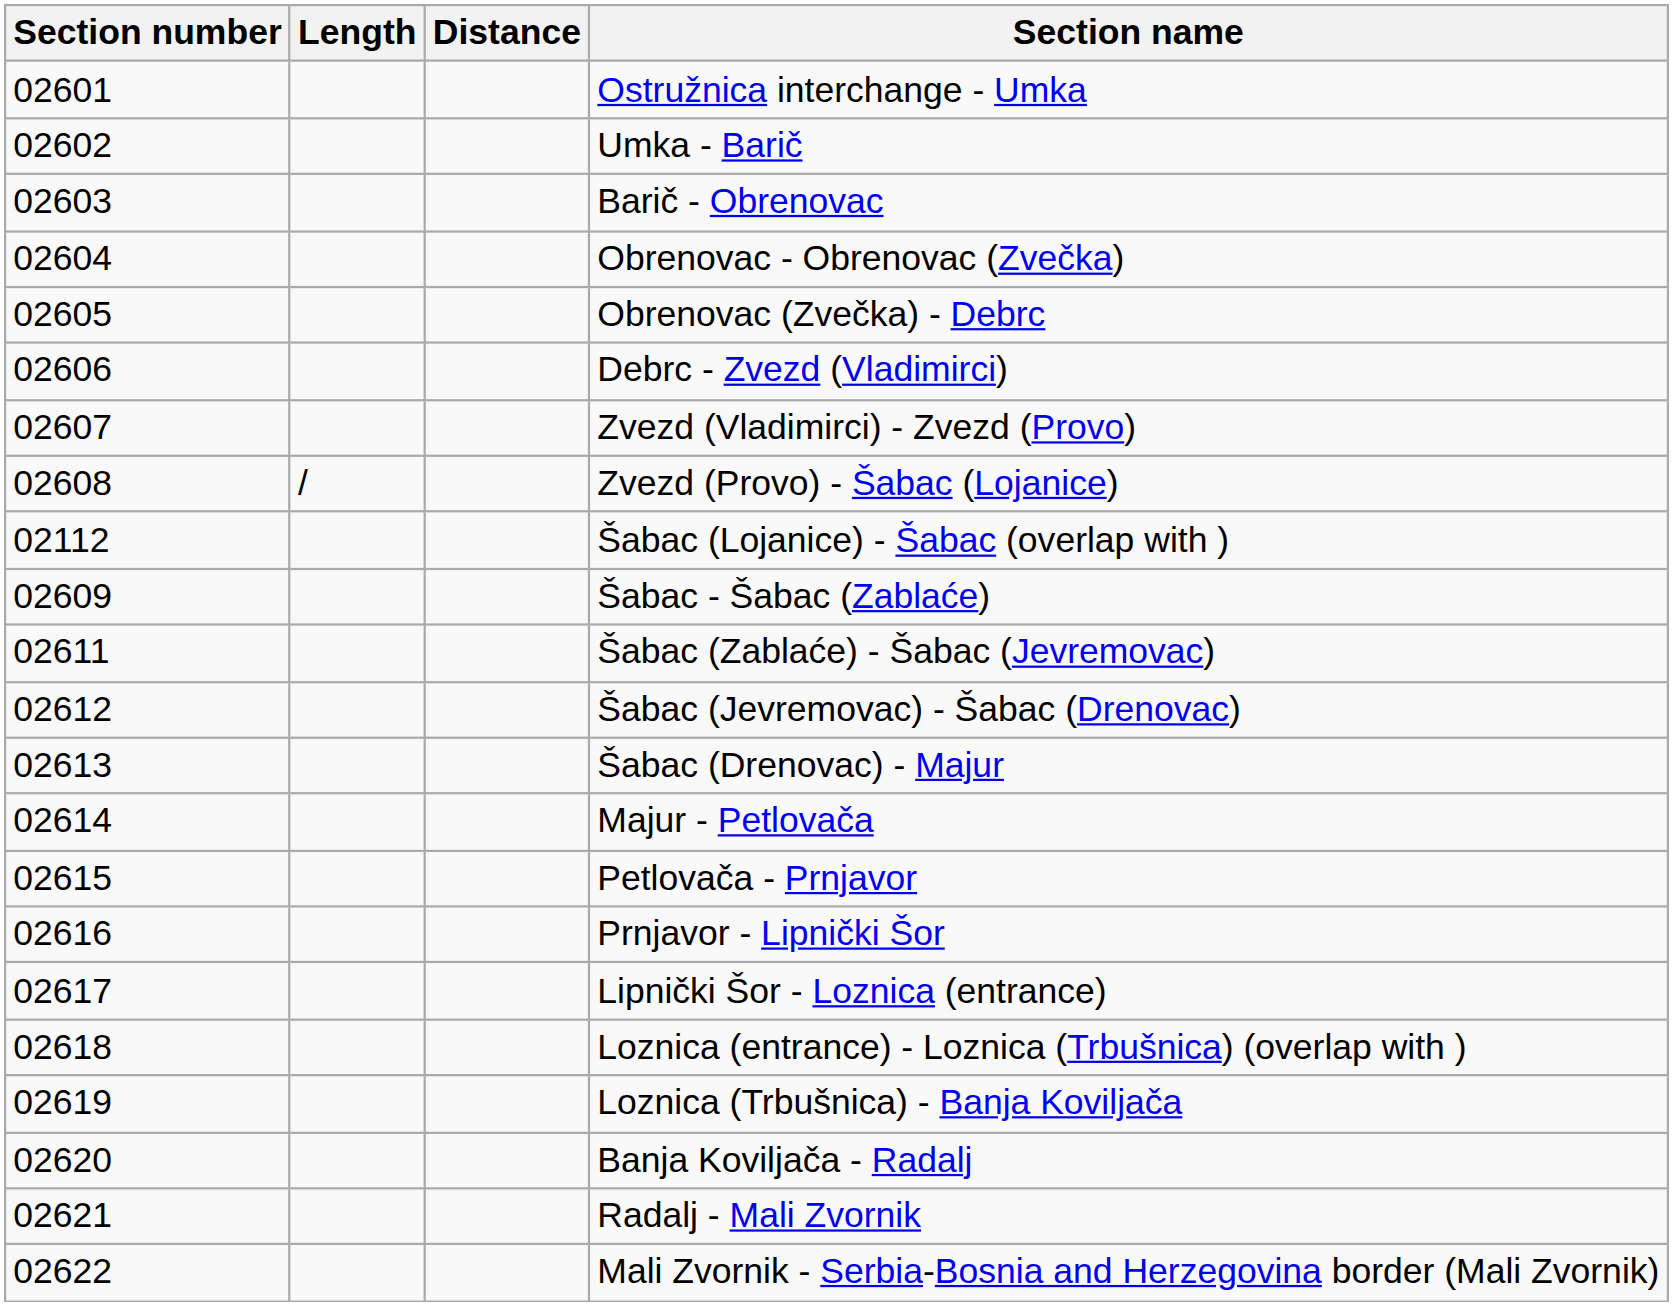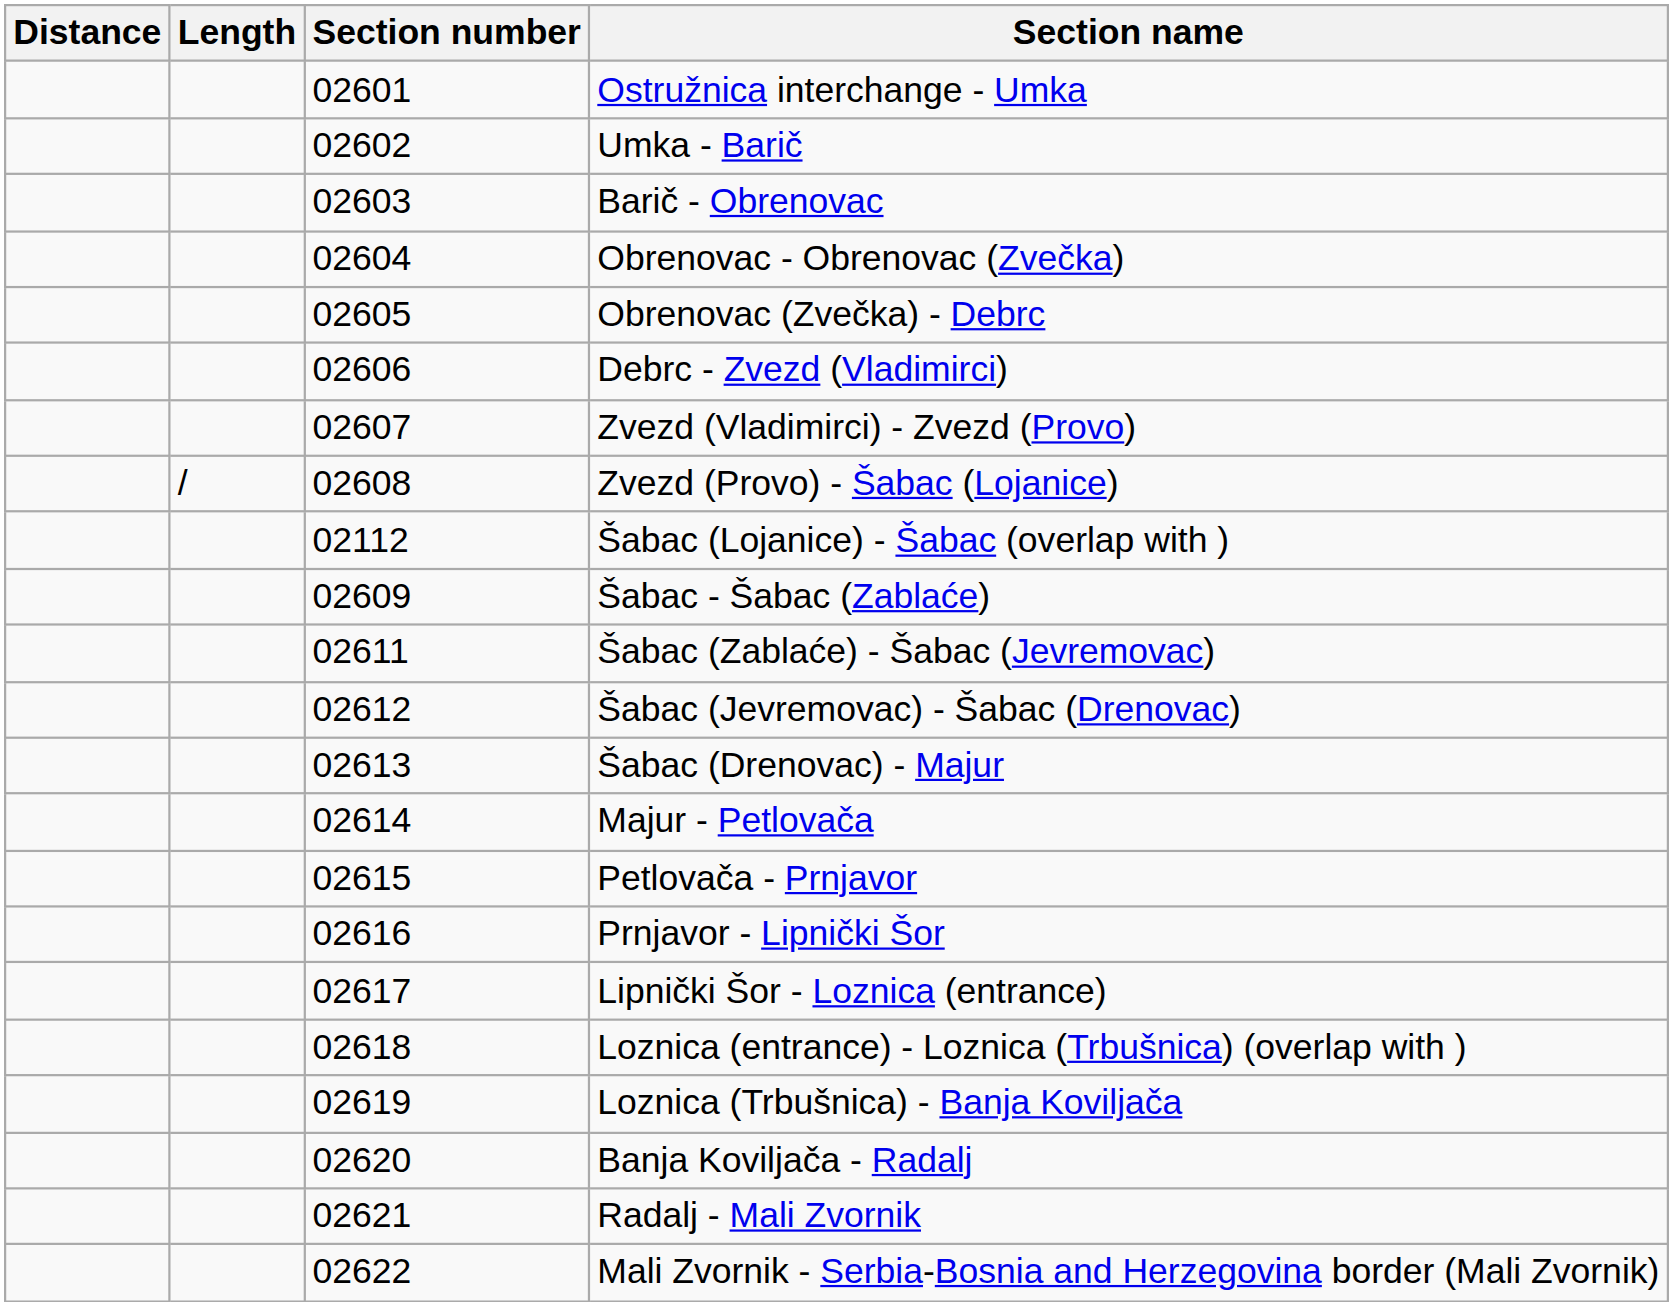columns swapped: (148, 32) <-> (507, 32)
